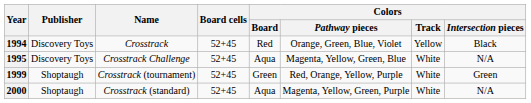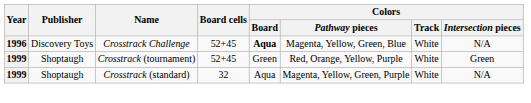- row: (147, 43)
(17, 59) 1995 -> (17, 43) 1996
(265, 59) normal -> (265, 43) bold
(17, 91) 2000 -> (17, 75) 1999
(223, 91) 52+45 -> (223, 75) 32
